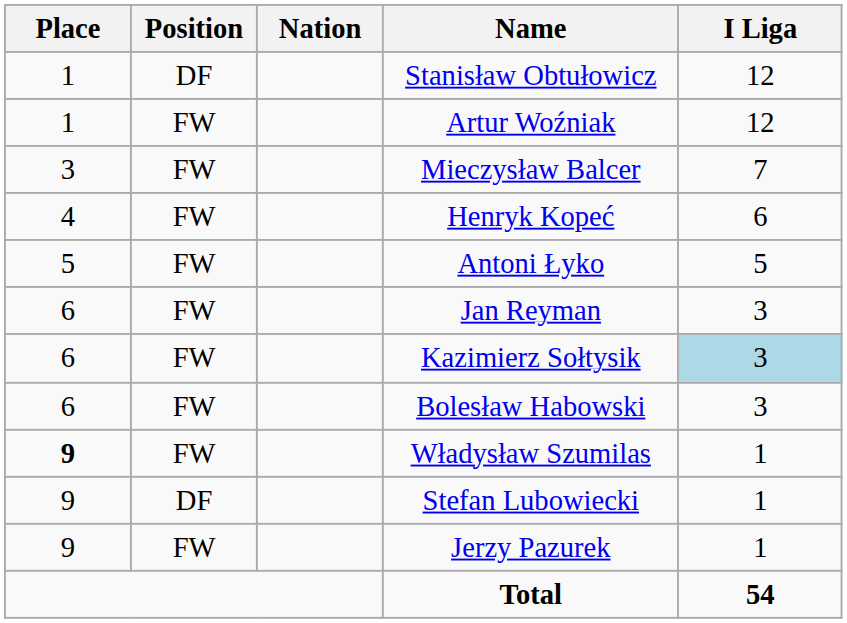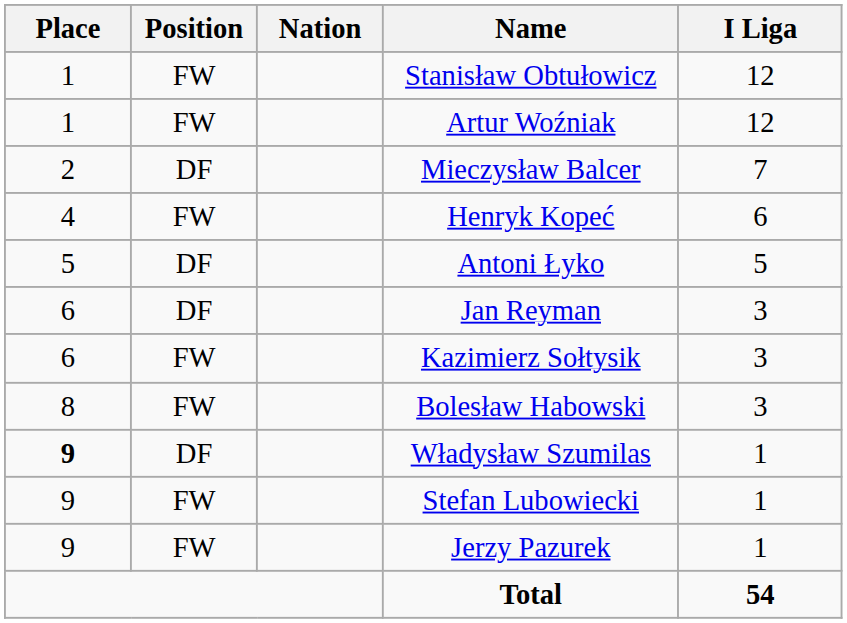(194, 75) DF -> (194, 75) FW
(68, 169) 3 -> (68, 169) 2
(194, 169) FW -> (194, 169) DF
(194, 263) FW -> (194, 263) DF
(194, 310) FW -> (194, 310) DF
(760, 358) lightblue background -> (760, 358) no background
(68, 405) 6 -> (68, 405) 8
(194, 452) FW -> (194, 452) DF
(194, 499) DF -> (194, 499) FW
